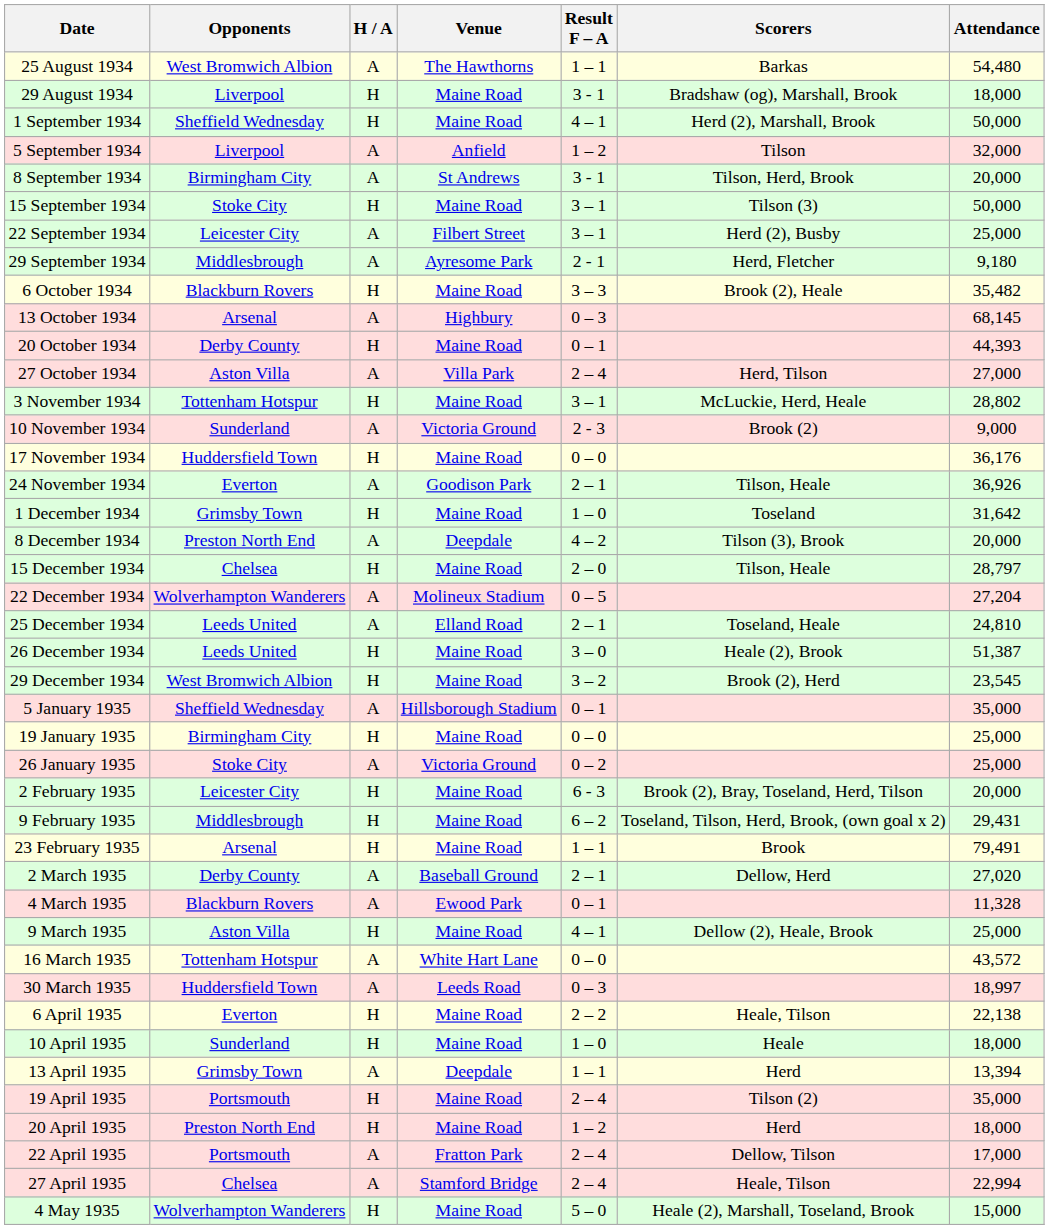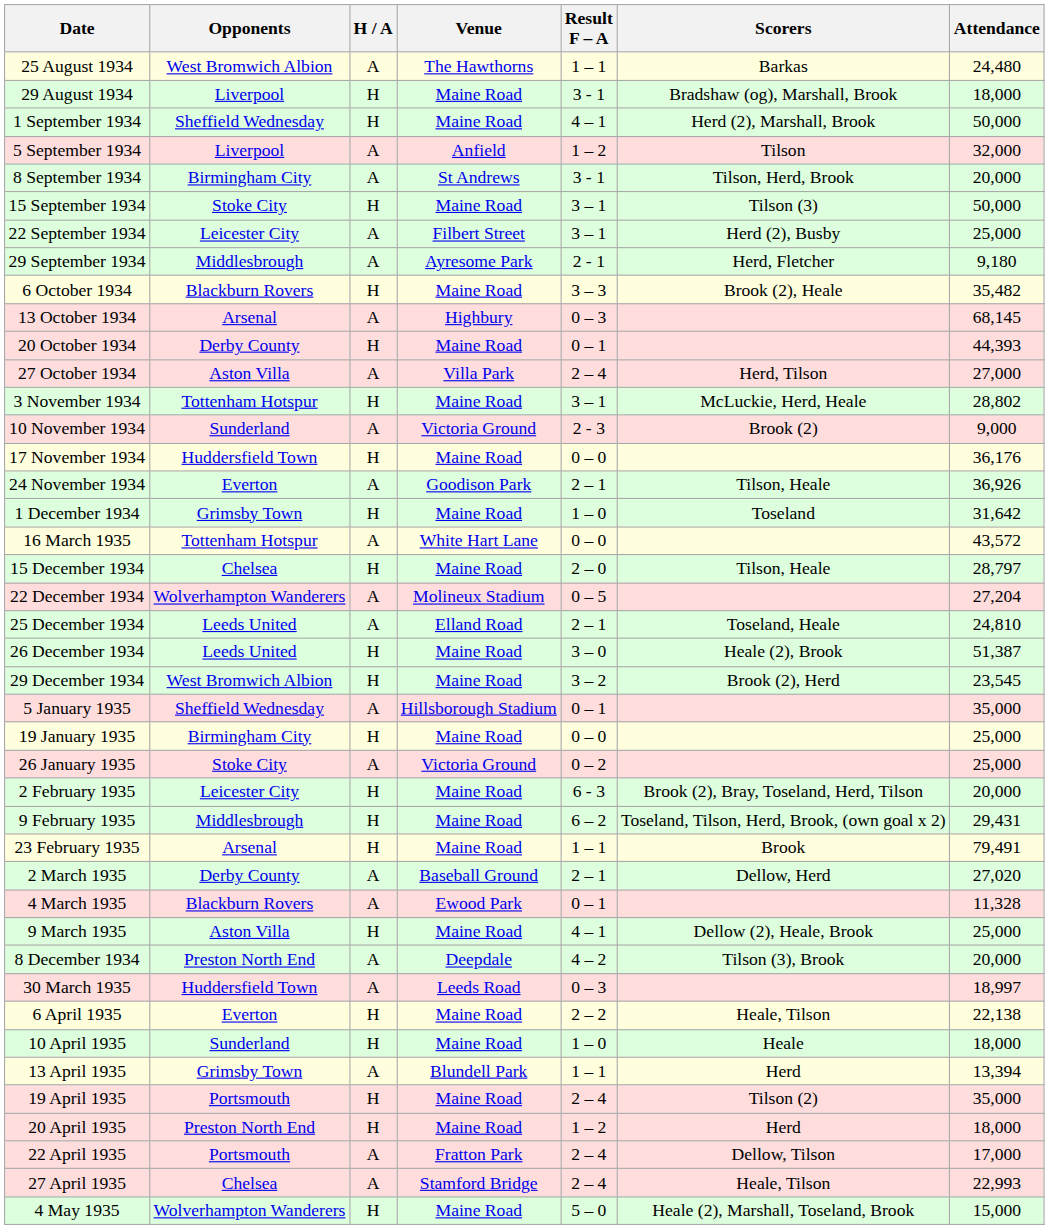(997, 66) 54,480 -> (997, 66) 24,480
rows swapped: (77, 540) <-> (77, 959)
(479, 1071) Deepdale -> (479, 1071) Blundell Park
(997, 1182) 22,994 -> (997, 1182) 22,993
